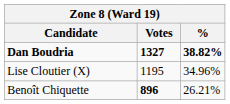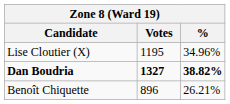rows swapped: (40, 52) <-> (48, 71)
(149, 90) bold -> (149, 90) normal
